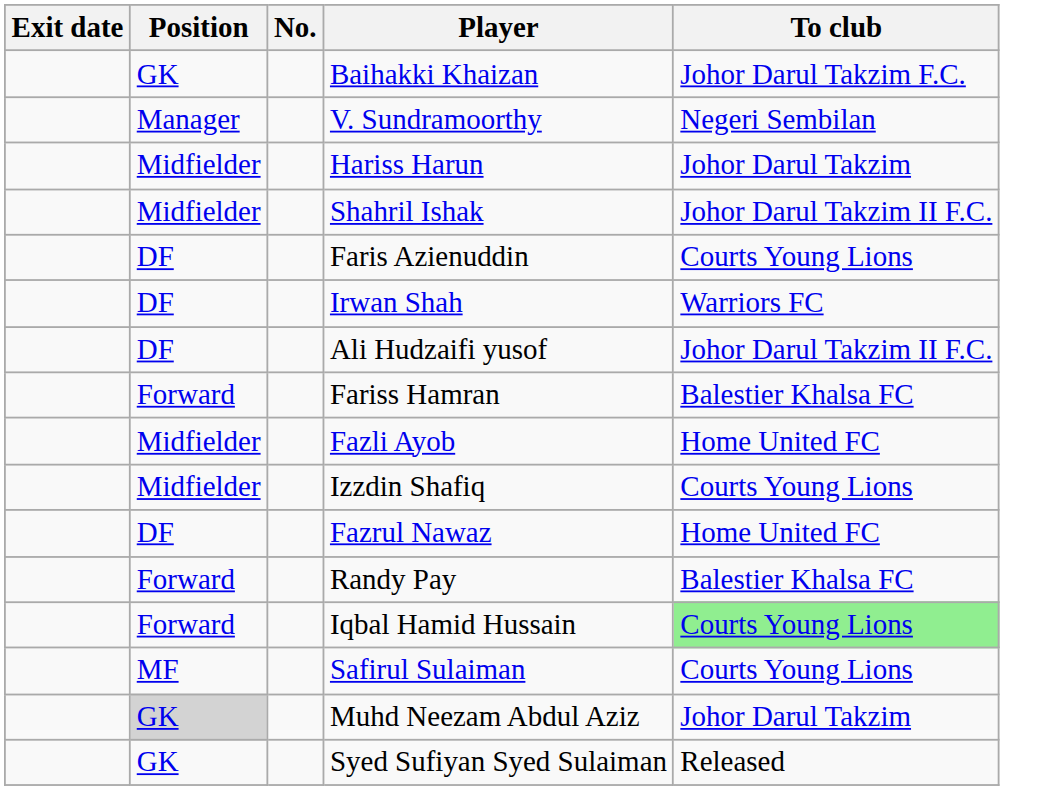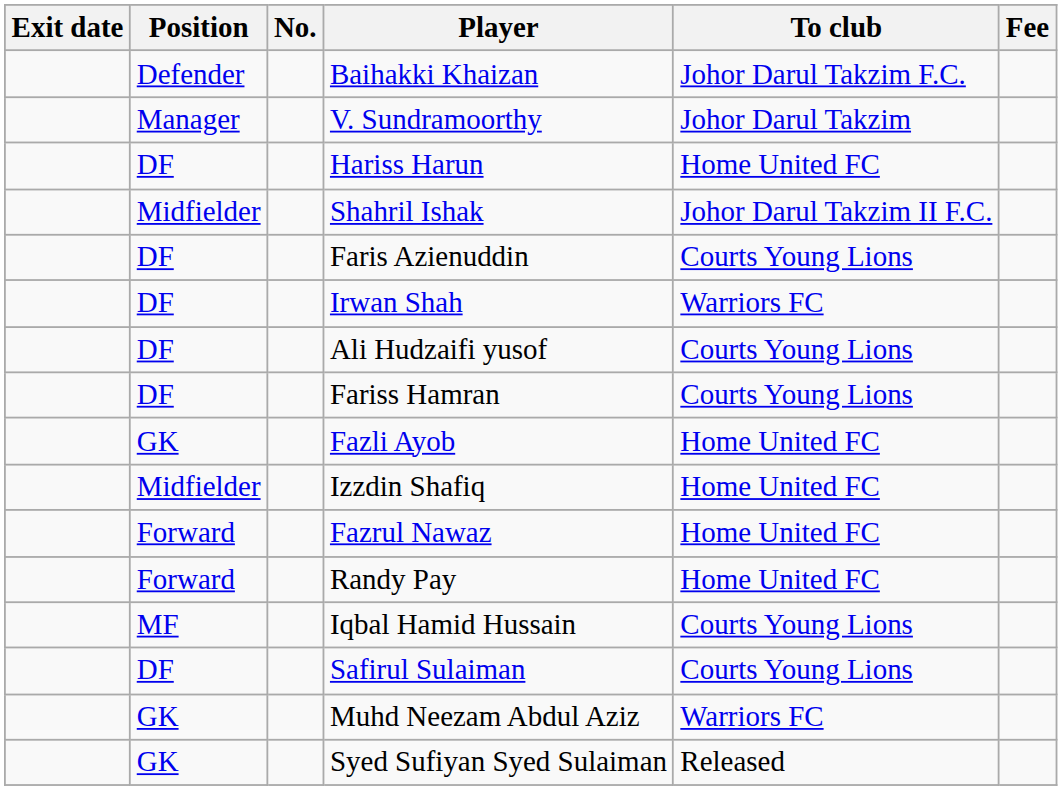+ column: (1027, 27)
(158, 73) GK -> (191, 73) Defender
(778, 119) Negeri Sembilan -> (796, 119) Johor Darul Takzim
(199, 165) Midfielder -> (155, 165) DF
(796, 165) Johor Darul Takzim -> (780, 165) Home United FC
(836, 348) Johor Darul Takzim II F.C. -> (797, 348) Courts Young Lions
(186, 394) Forward -> (155, 394) DF
(797, 394) Balestier Khalsa FC -> (797, 394) Courts Young Lions
(199, 440) Midfielder -> (158, 440) GK
(797, 486) Courts Young Lions -> (780, 486) Home United FC
(155, 532) DF -> (186, 532) Forward
(797, 578) Balestier Khalsa FC -> (780, 578) Home United FC
(186, 624) Forward -> (158, 624) MF
(797, 624) lightgreen background -> (797, 624) no background
(158, 670) MF -> (155, 670) DF
(158, 716) lightgrey background -> (158, 716) no background
(796, 716) Johor Darul Takzim -> (752, 716) Warriors FC
